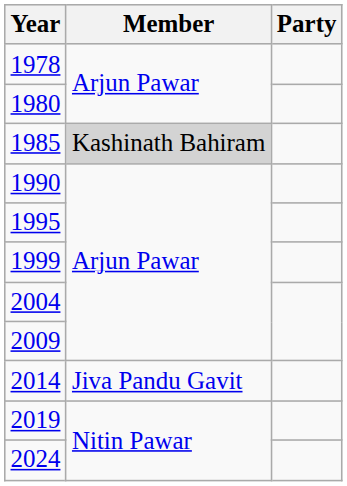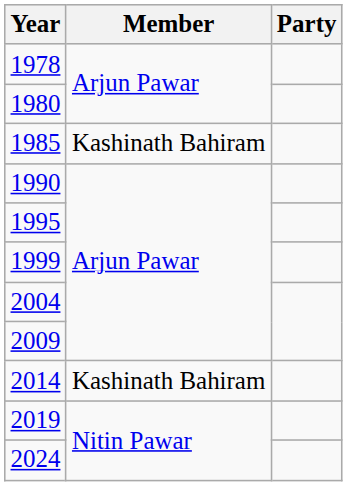(169, 143) lightgrey background -> (169, 143) no background
(157, 380) Jiva Pandu Gavit -> (169, 380) Kashinath Bahiram
